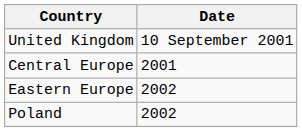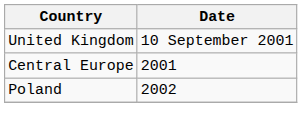- row: (71, 90)
